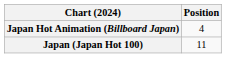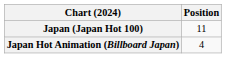rows swapped: (93, 45) <-> (93, 28)
